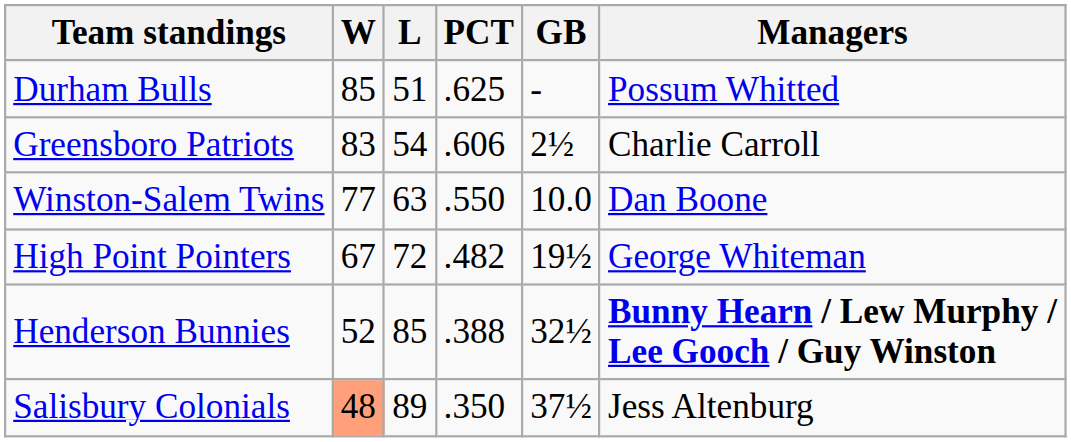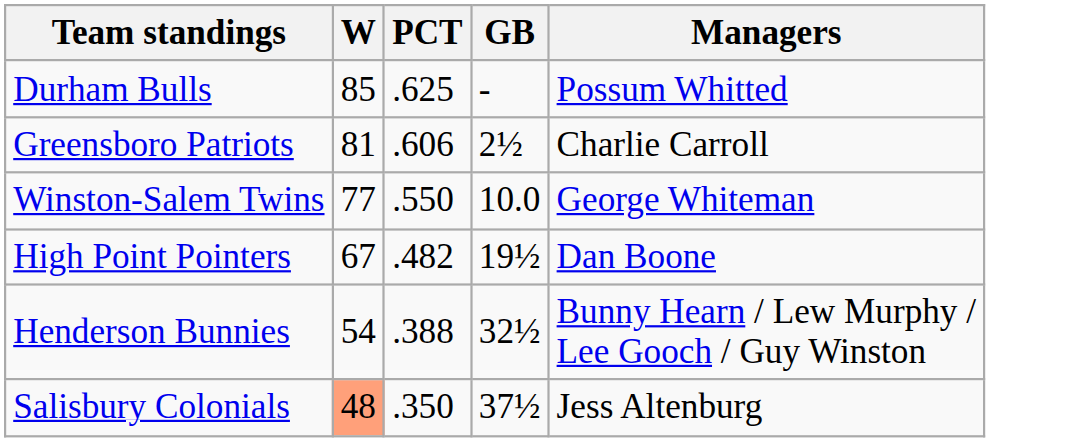- column: (410, 32)
(358, 144) 83 -> (358, 144) 81
(688, 199) Dan Boone -> (685, 199) George Whiteman
(737, 255) George Whiteman -> (636, 255) Dan Boone
(358, 331) 52 -> (358, 331) 54
(832, 331) bold -> (766, 331) normal
